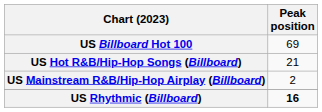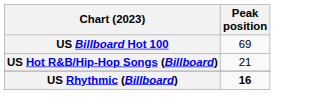- row: (136, 80)
